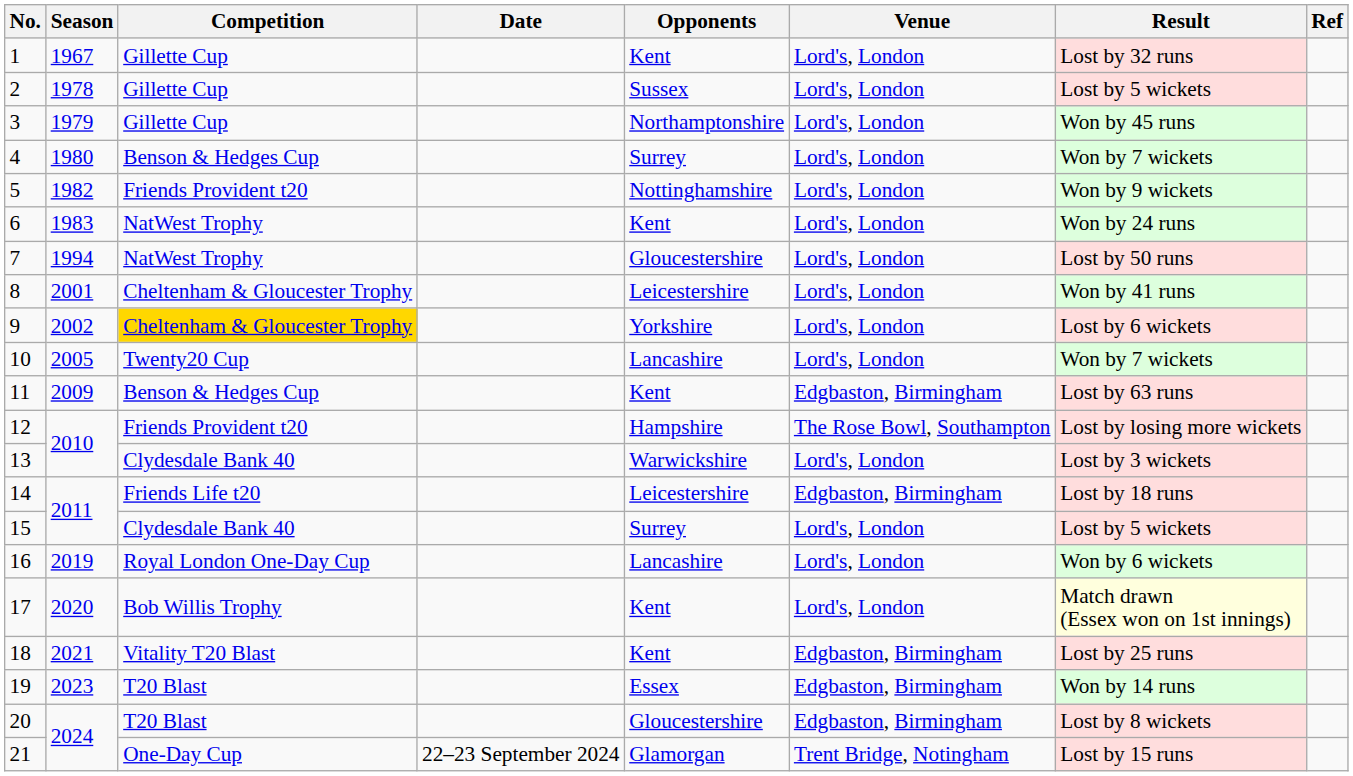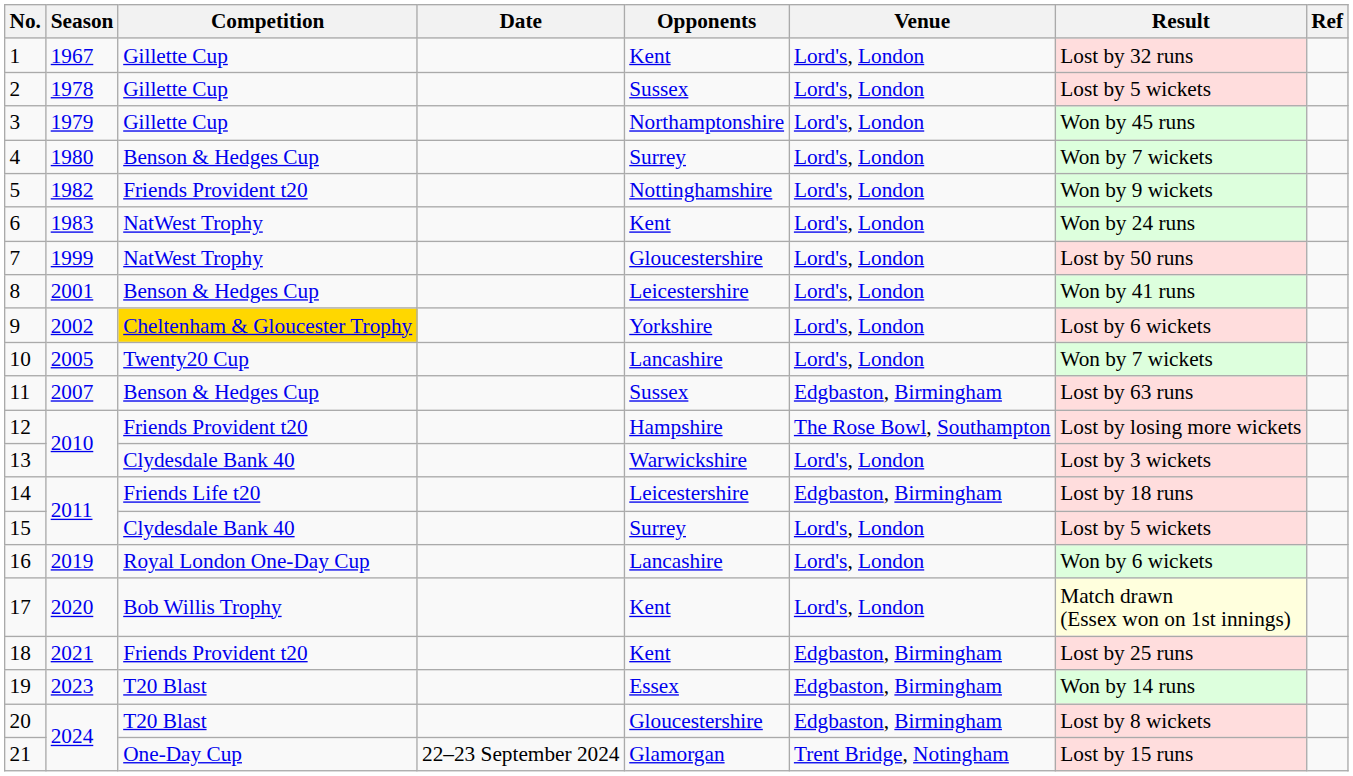(72, 257) 1994 -> (72, 257) 1999
(268, 291) Cheltenham & Gloucester Trophy -> (221, 291) Benson & Hedges Cup
(72, 392) 2009 -> (72, 392) 2007
(650, 392) Kent -> (659, 392) Sussex
(199, 652) Vitality T20 Blast -> (215, 652) Friends Provident t20
